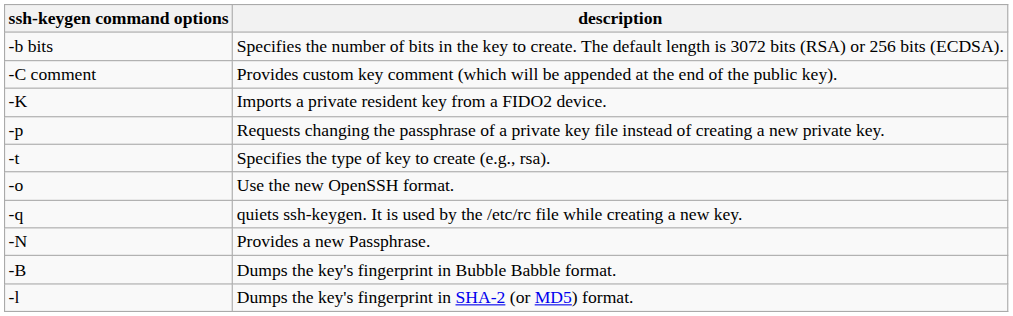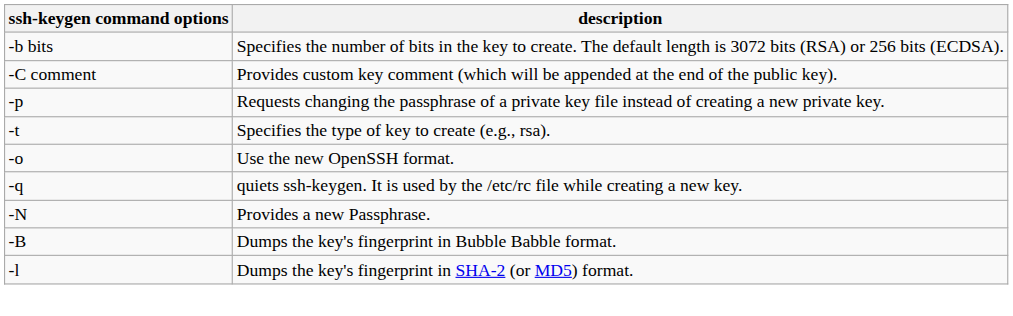- row: (422, 102)
